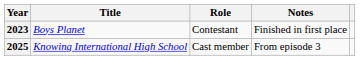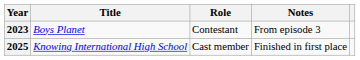(300, 30) Finished in first place -> (287, 30) From episode 3
(287, 47) From episode 3 -> (300, 47) Finished in first place
